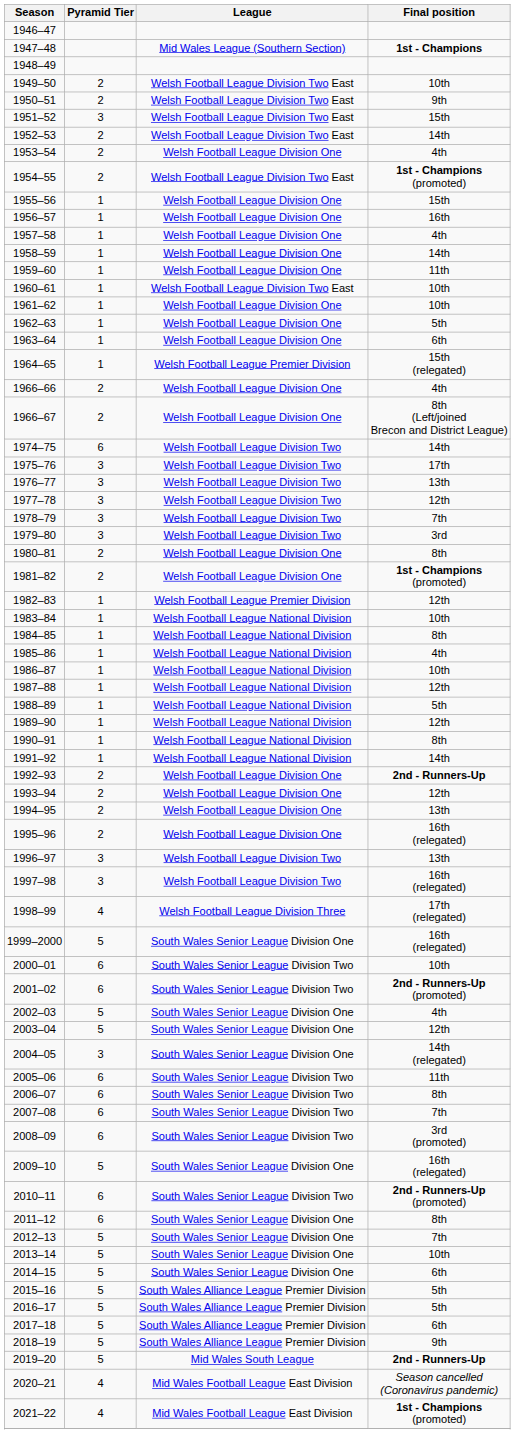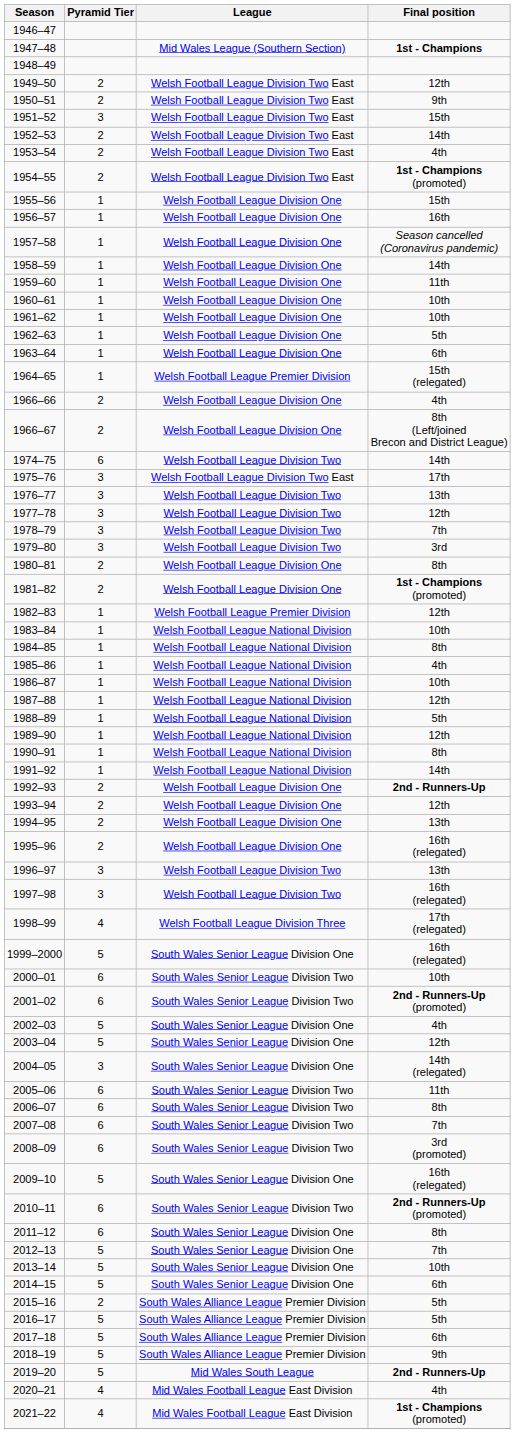(439, 83) 10th -> (439, 83) 12th
(252, 153) Welsh Football League Division One -> (252, 153) Welsh Football League Division Two East
(439, 235) 4th -> (439, 241) Season cancelled (Coronavirus pandemic)
(252, 288) Welsh Football League Division Two East -> (252, 300) Welsh Football League Division One
(252, 465) Welsh Football League Division Two -> (252, 478) Welsh Football League Division Two East
(101, 1290) 5 -> (101, 1302) 2
(439, 1383) Season cancelled (Coronavirus pandemic) -> (439, 1390) 4th
